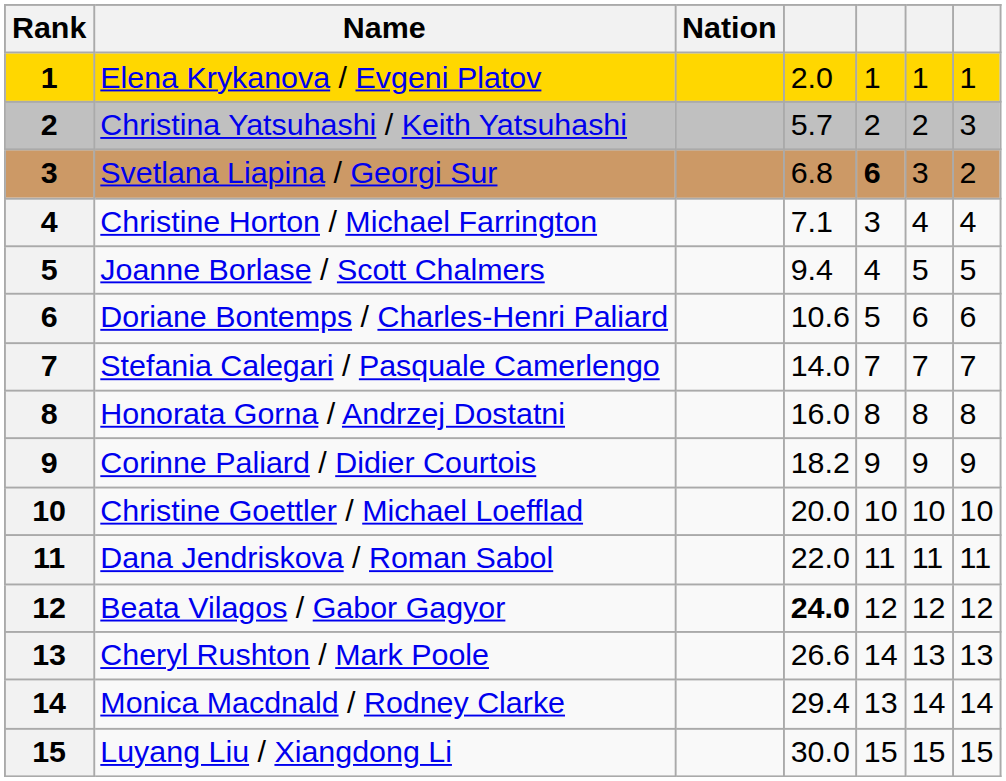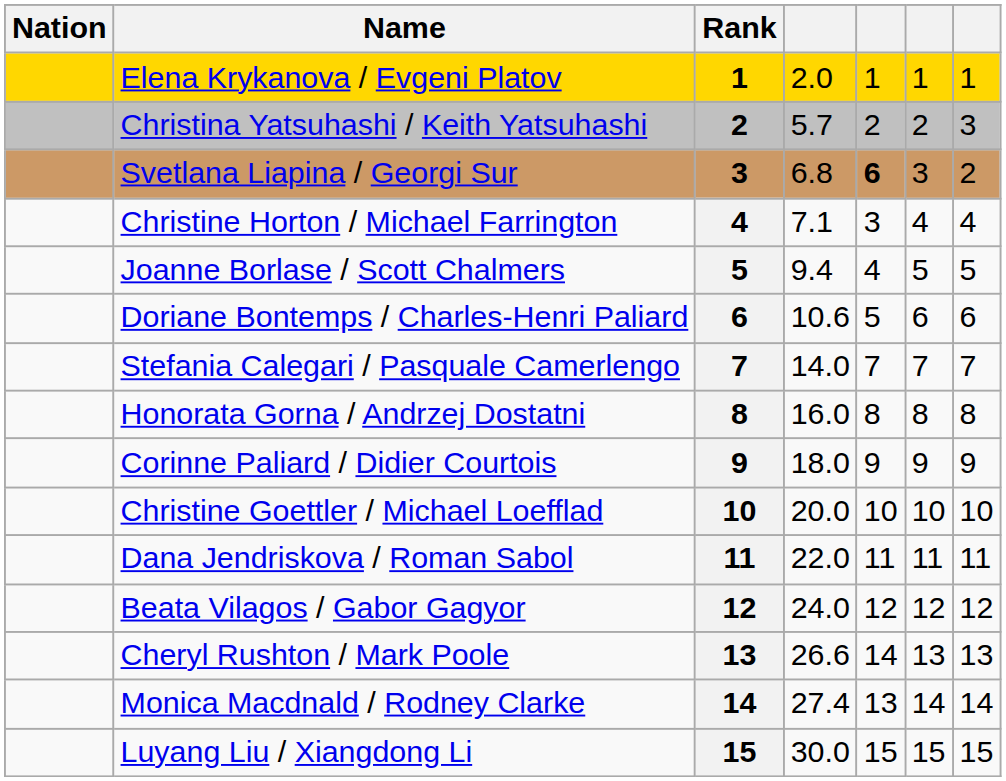columns swapped: (49, 28) <-> (729, 28)
(820, 462) 18.2 -> (820, 462) 18.0
(820, 607) bold -> (820, 607) normal
(820, 703) 29.4 -> (820, 703) 27.4
